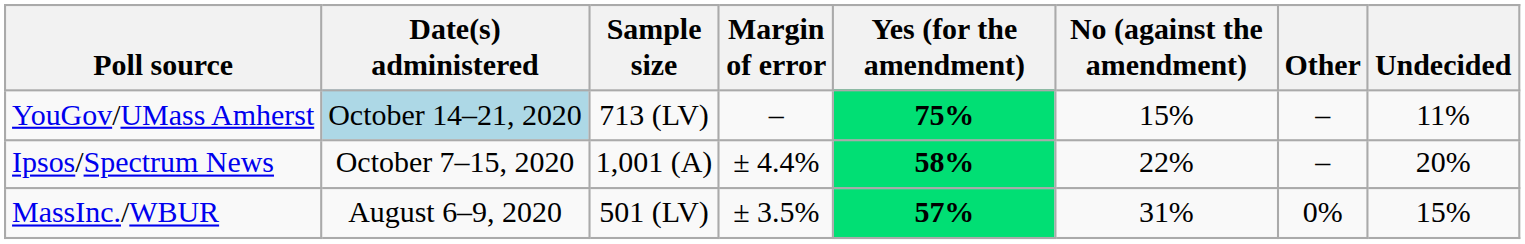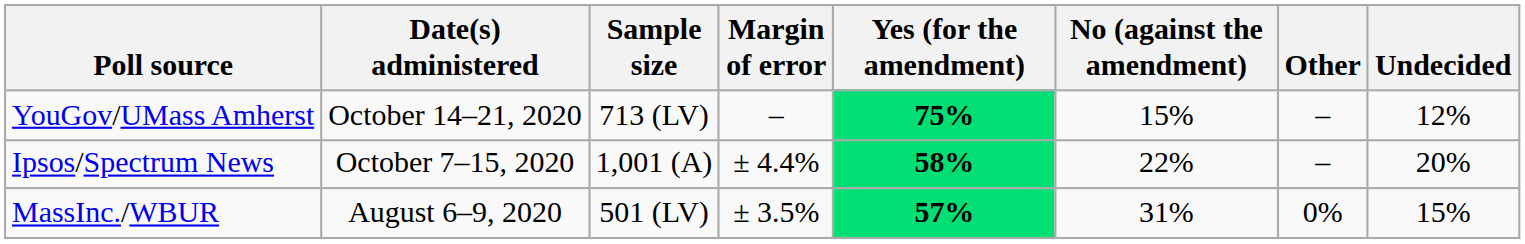(455, 114) lightblue background -> (455, 114) no background
(1443, 114) 11% -> (1443, 114) 12%
